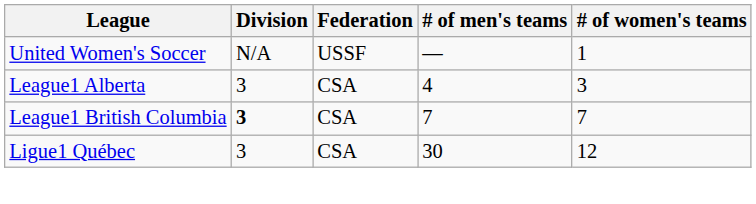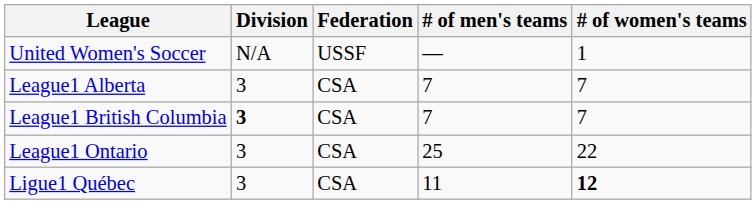(427, 85) 4 -> (427, 85) 7
(582, 85) 3 -> (582, 85) 7
+ row: (78, 150)
(432, 150) 30 -> (432, 183) 11
(587, 150) normal -> (587, 183) bold
